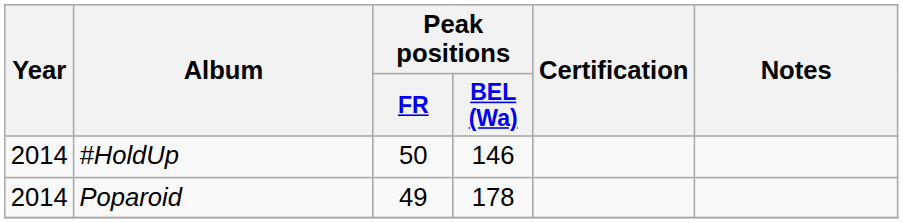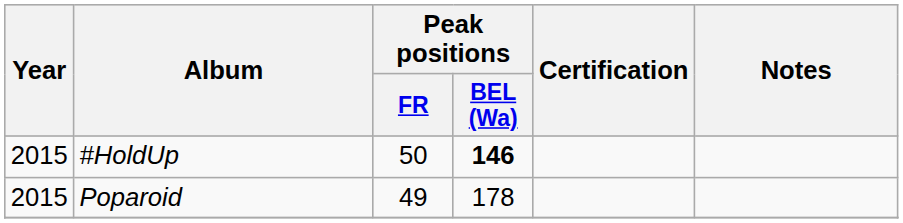(39, 156) 2014 -> (39, 156) 2015
(493, 156) normal -> (493, 156) bold
(39, 196) 2014 -> (39, 196) 2015
